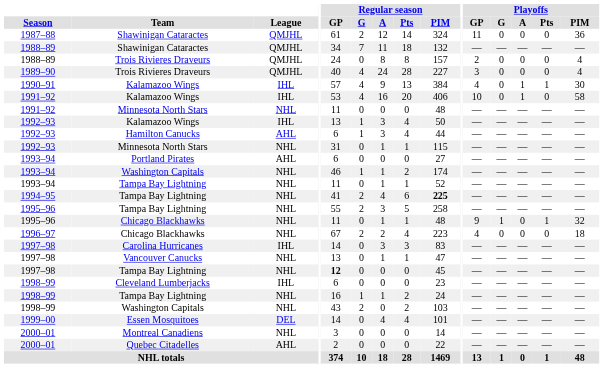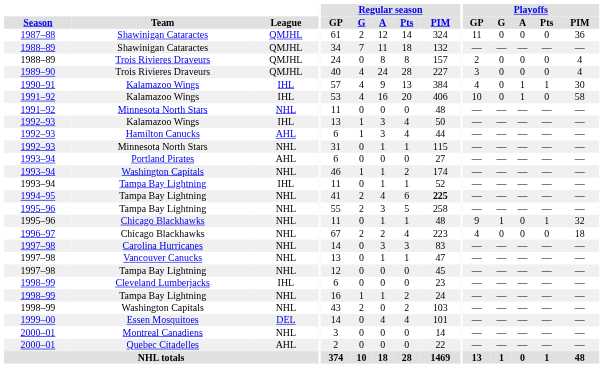(286, 183) NHL -> (286, 183) IHL
(286, 245) IHL -> (286, 245) NHL
(336, 270) bold -> (336, 270) normal
